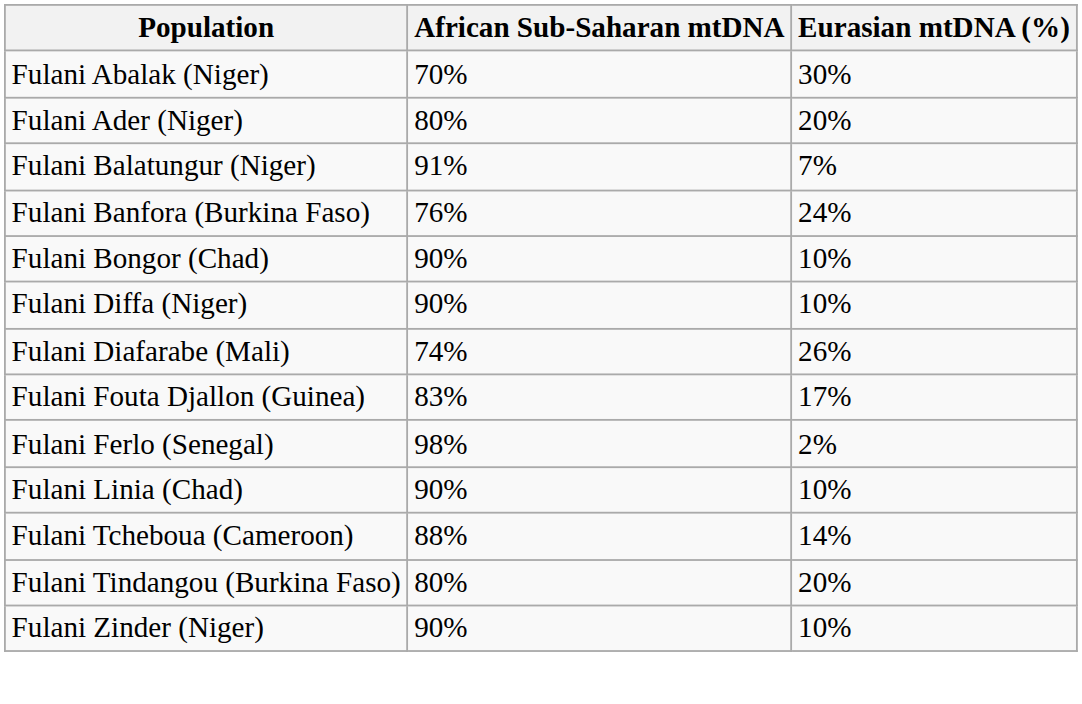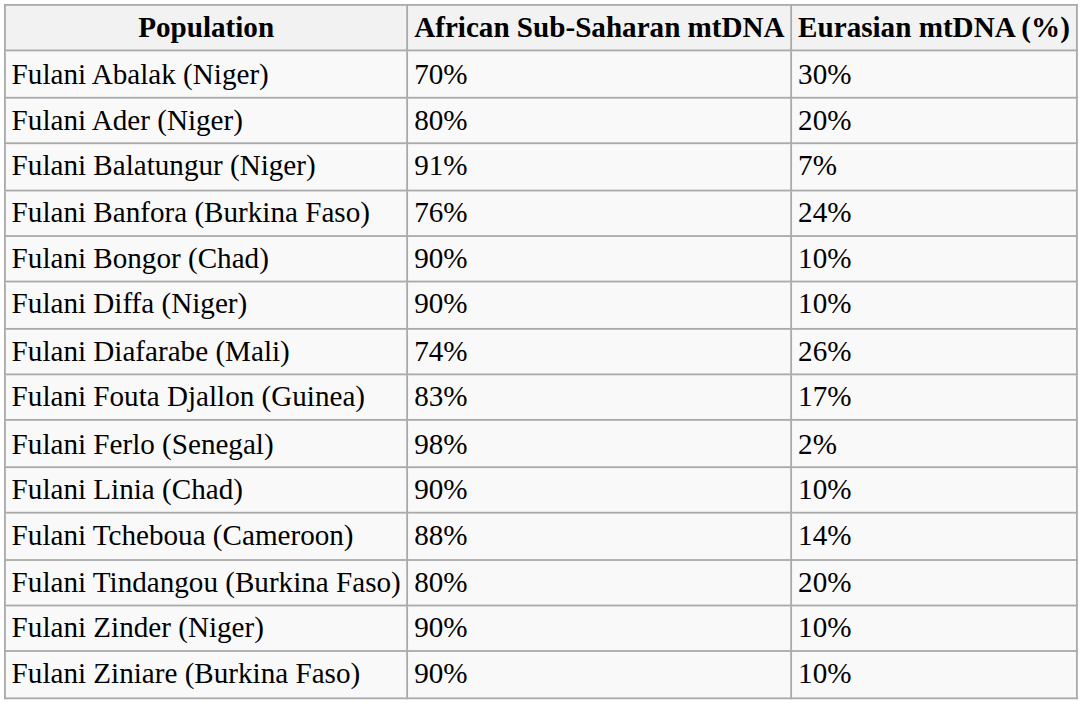+ row: (186, 674)
